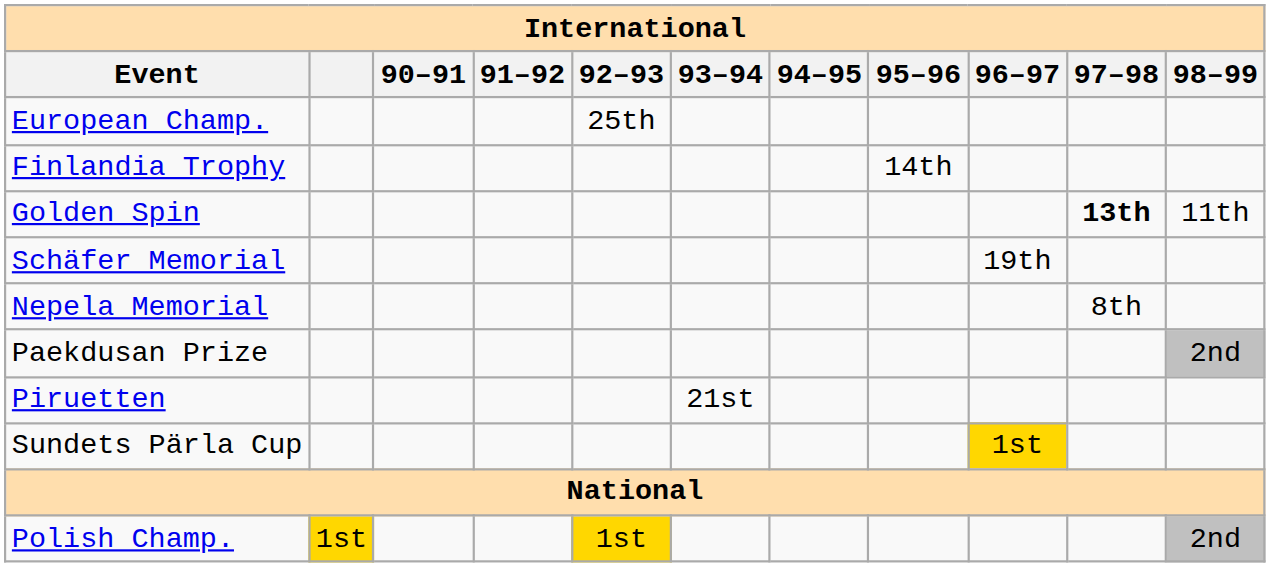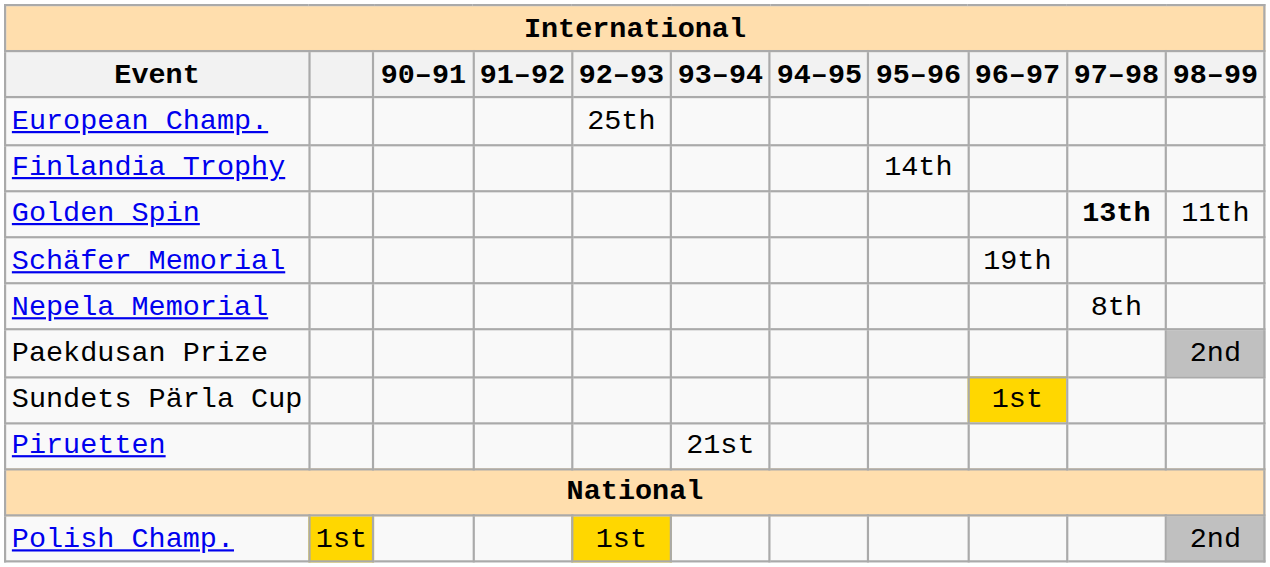rows swapped: (89, 400) <-> (157, 446)
